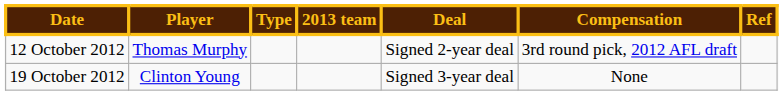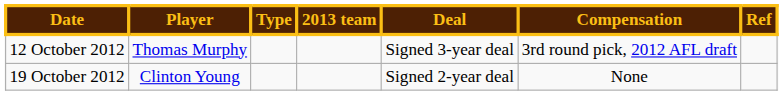(450, 49) Signed 2-year deal -> (450, 49) Signed 3-year deal
(450, 76) Signed 3-year deal -> (450, 76) Signed 2-year deal
